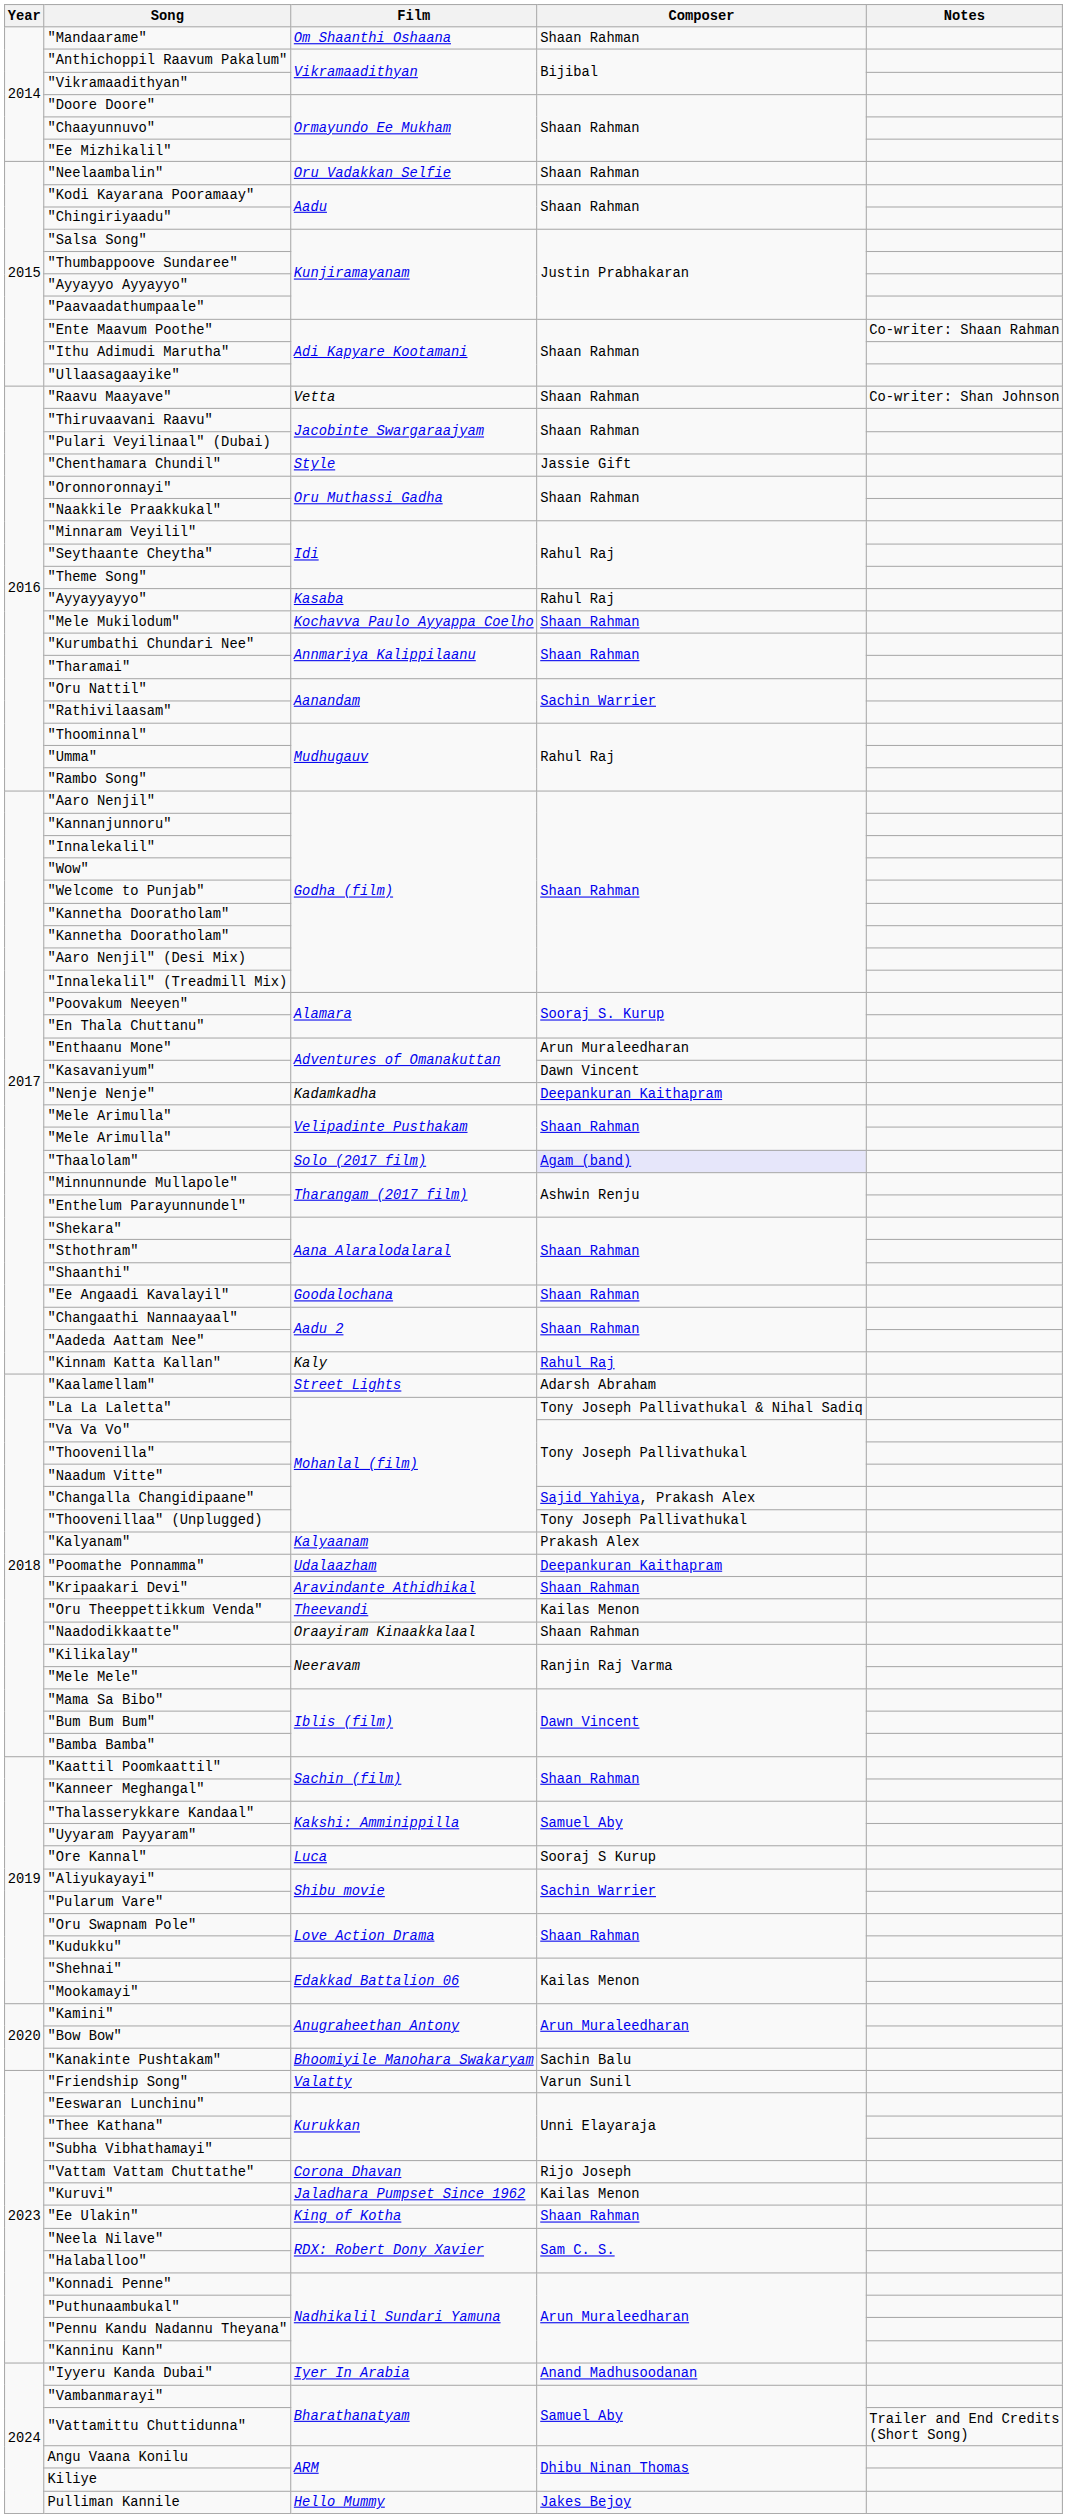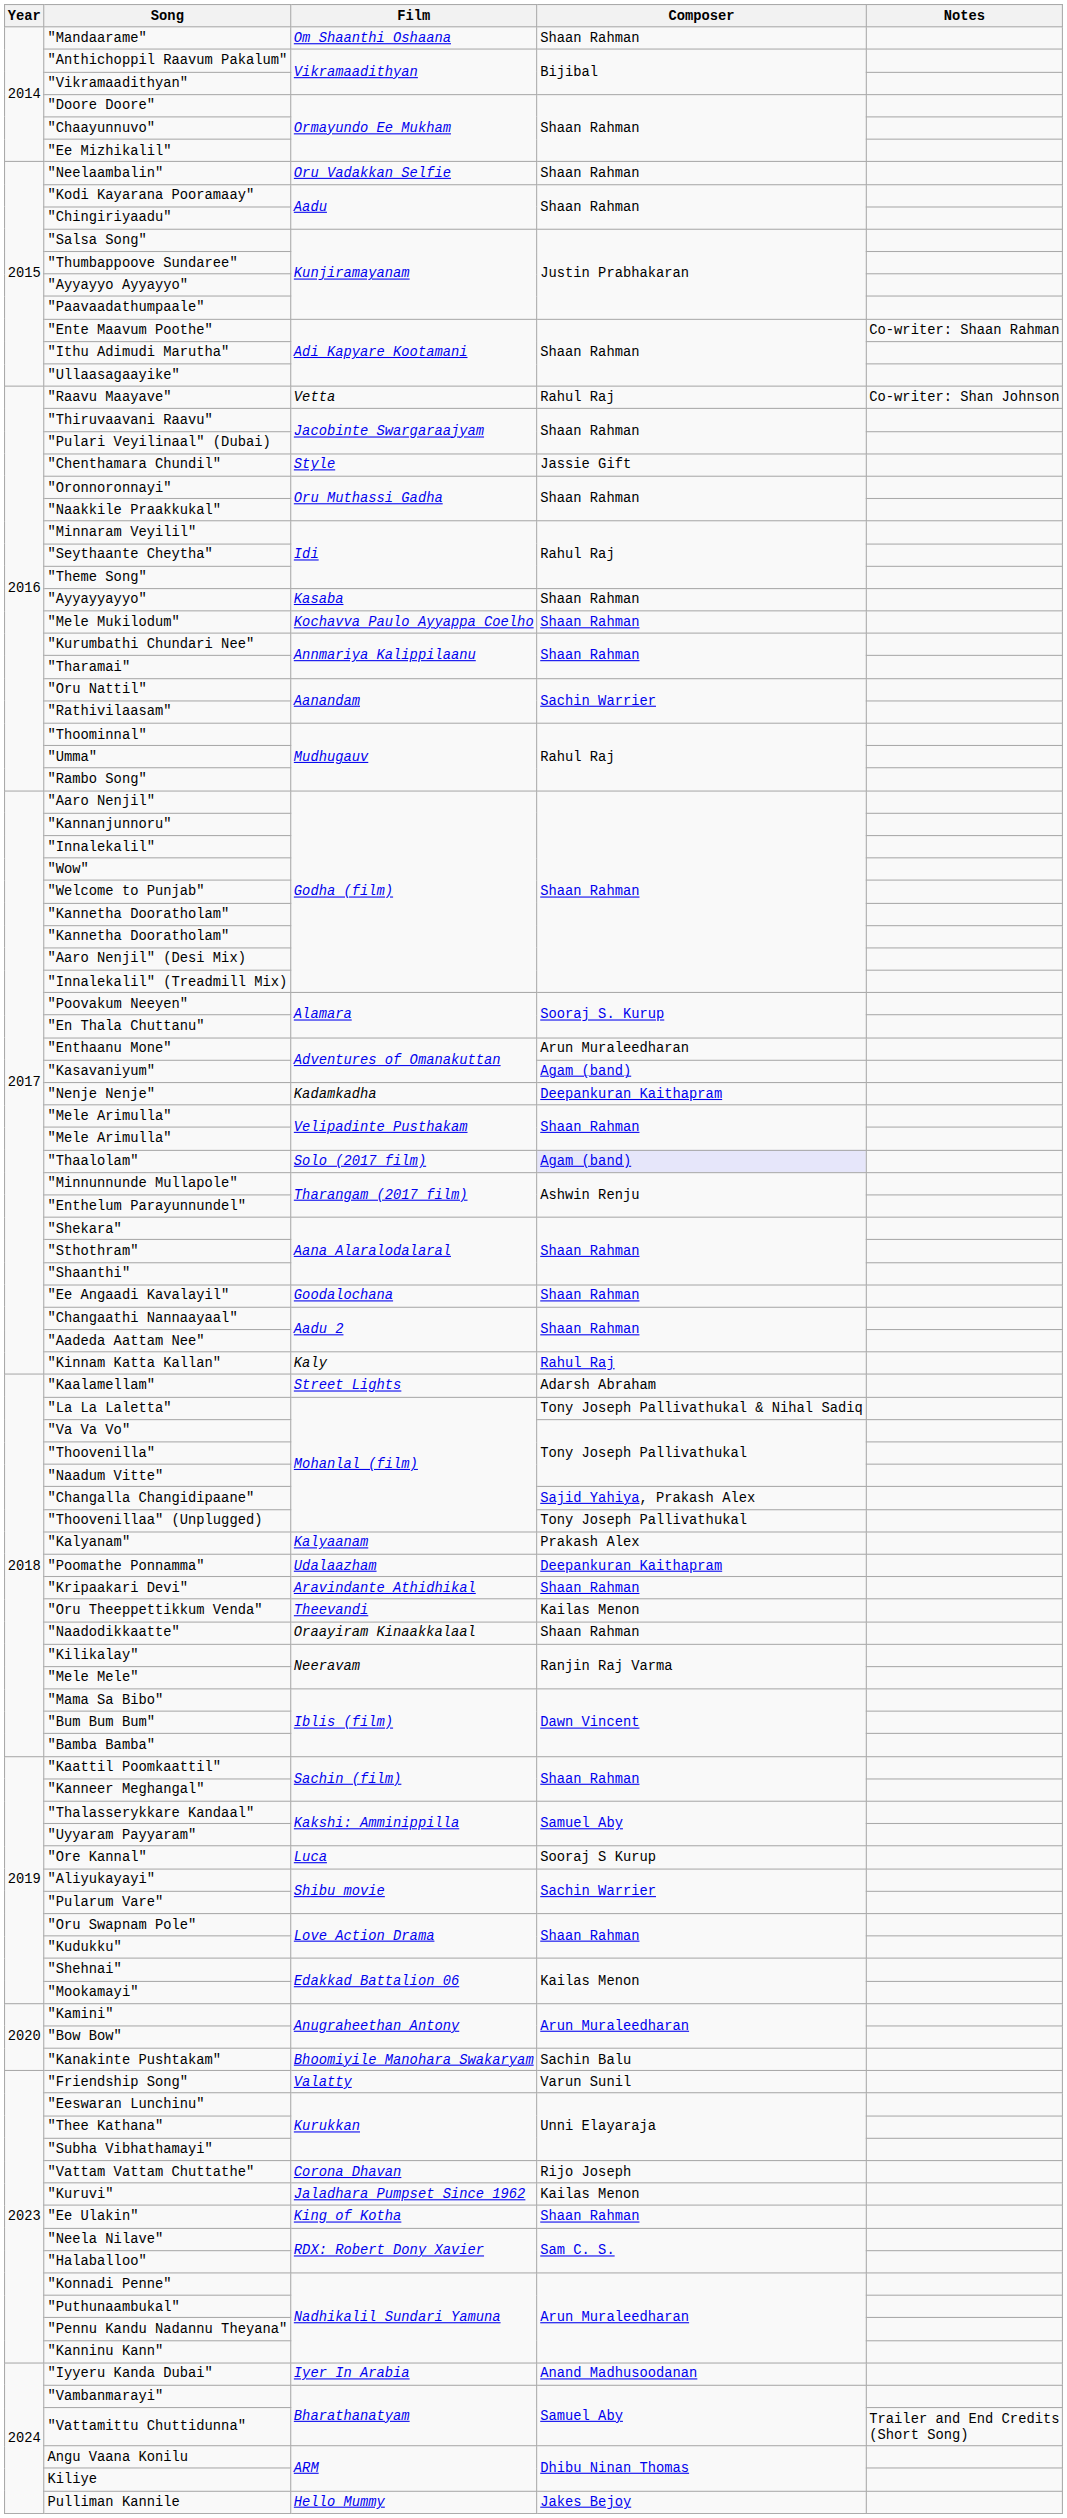(590, 398) Shaan Rahman -> (577, 398) Rahul Raj
(577, 600) Rahul Raj -> (590, 600) Shaan Rahman
(590, 1071) Dawn Vincent -> (586, 1071) Agam (band)
